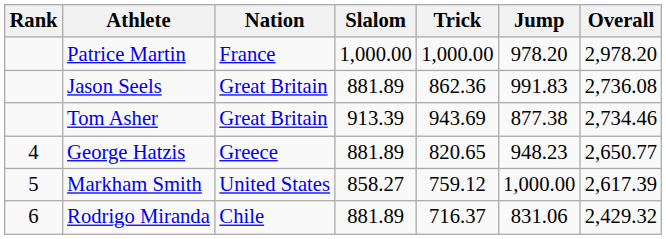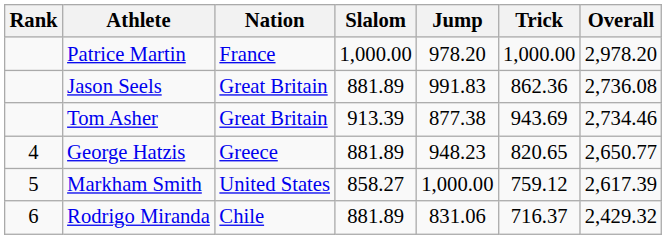columns swapped: (457, 20) <-> (539, 20)
